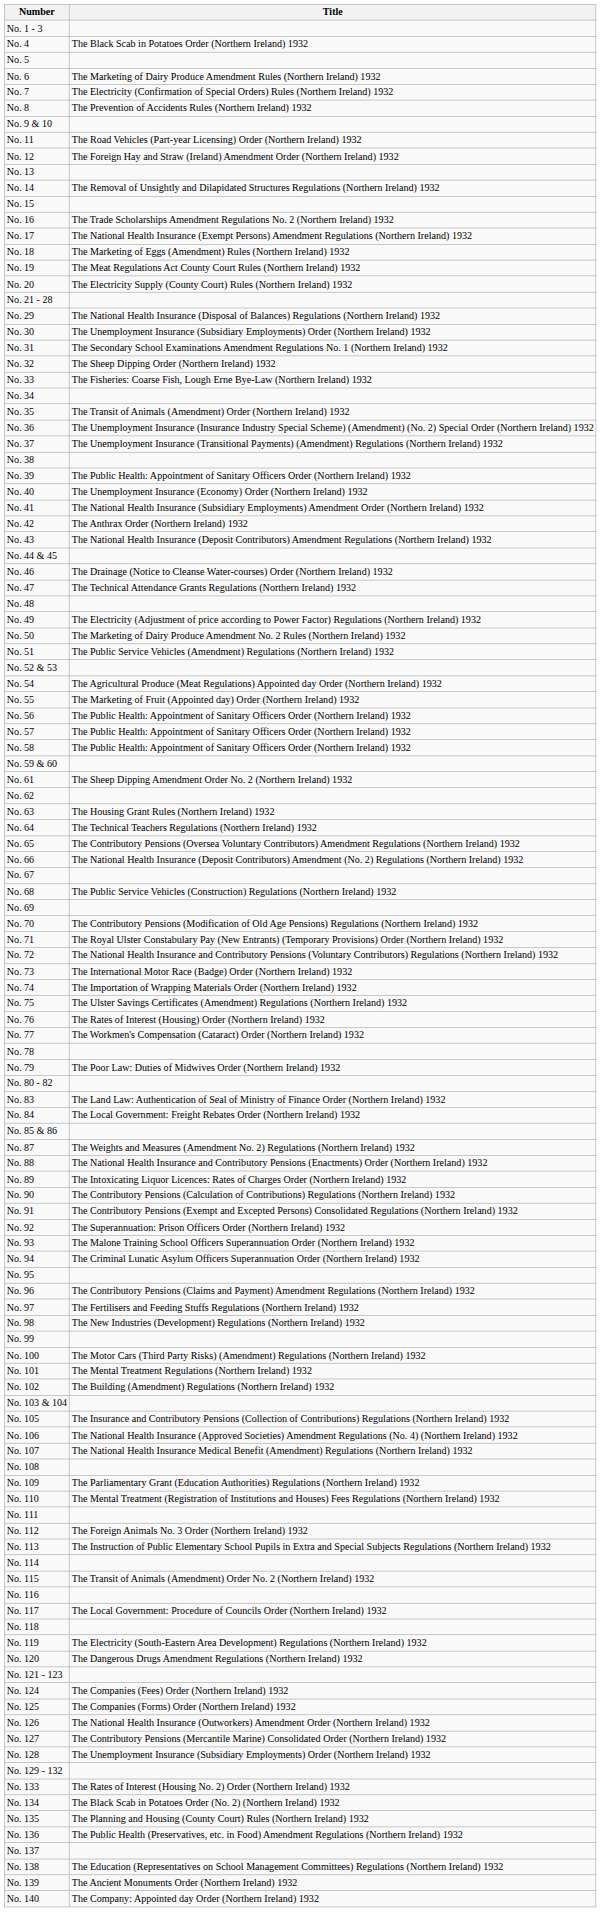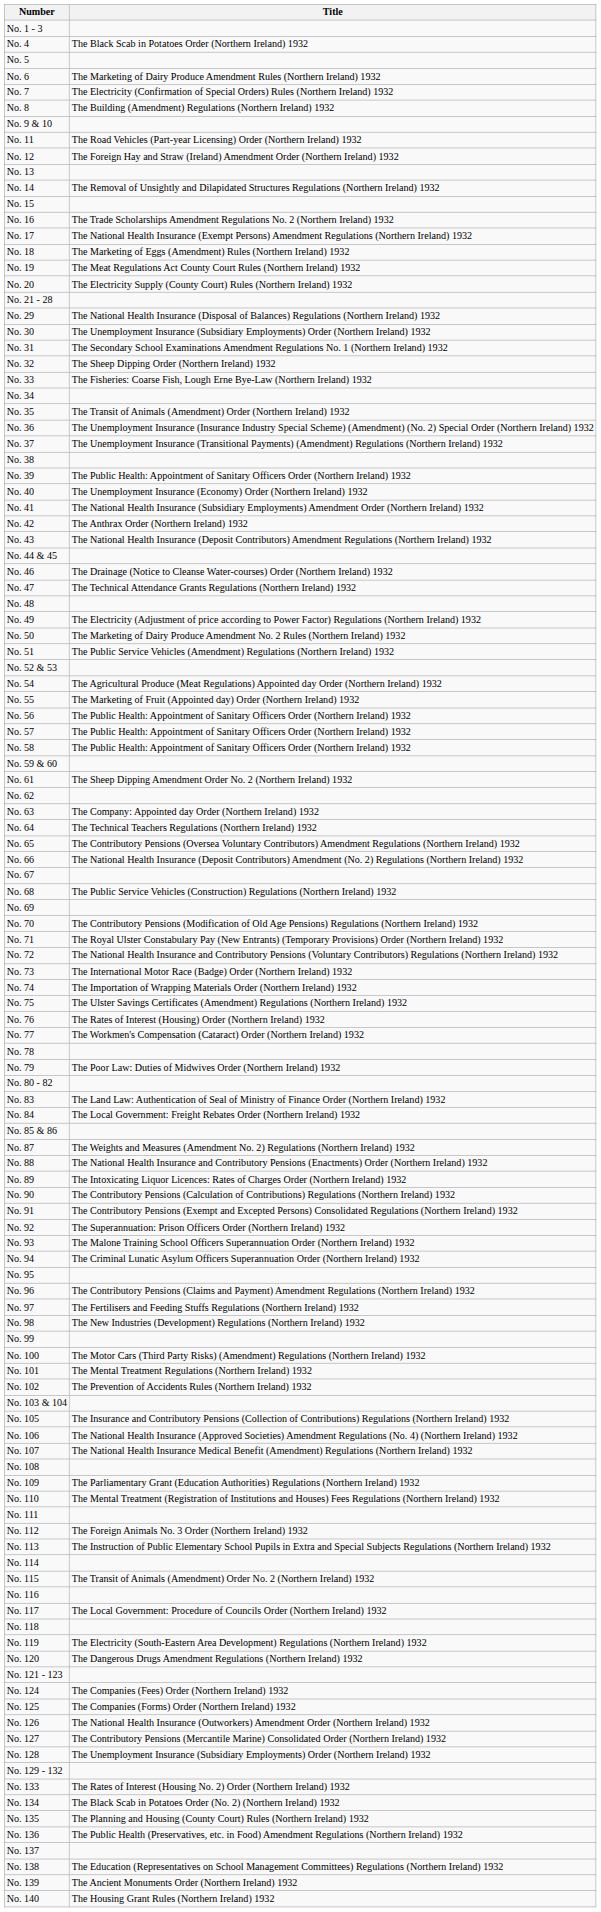(192, 108) The Prevention of Accidents Rules (Northern Ireland) 1932 -> (203, 108) The Building (Amendment) Regulations (Northern Ireland) 1932
(173, 811) The Housing Grant Rules (Northern Ireland) 1932 -> (195, 811) The Company: Appointed day Order (Northern Ireland) 1932
(203, 1387) The Building (Amendment) Regulations (Northern Ireland) 1932 -> (192, 1387) The Prevention of Accidents Rules (Northern Ireland) 1932
(195, 1898) The Company: Appointed day Order (Northern Ireland) 1932 -> (173, 1898) The Housing Grant Rules (Northern Ireland) 1932
